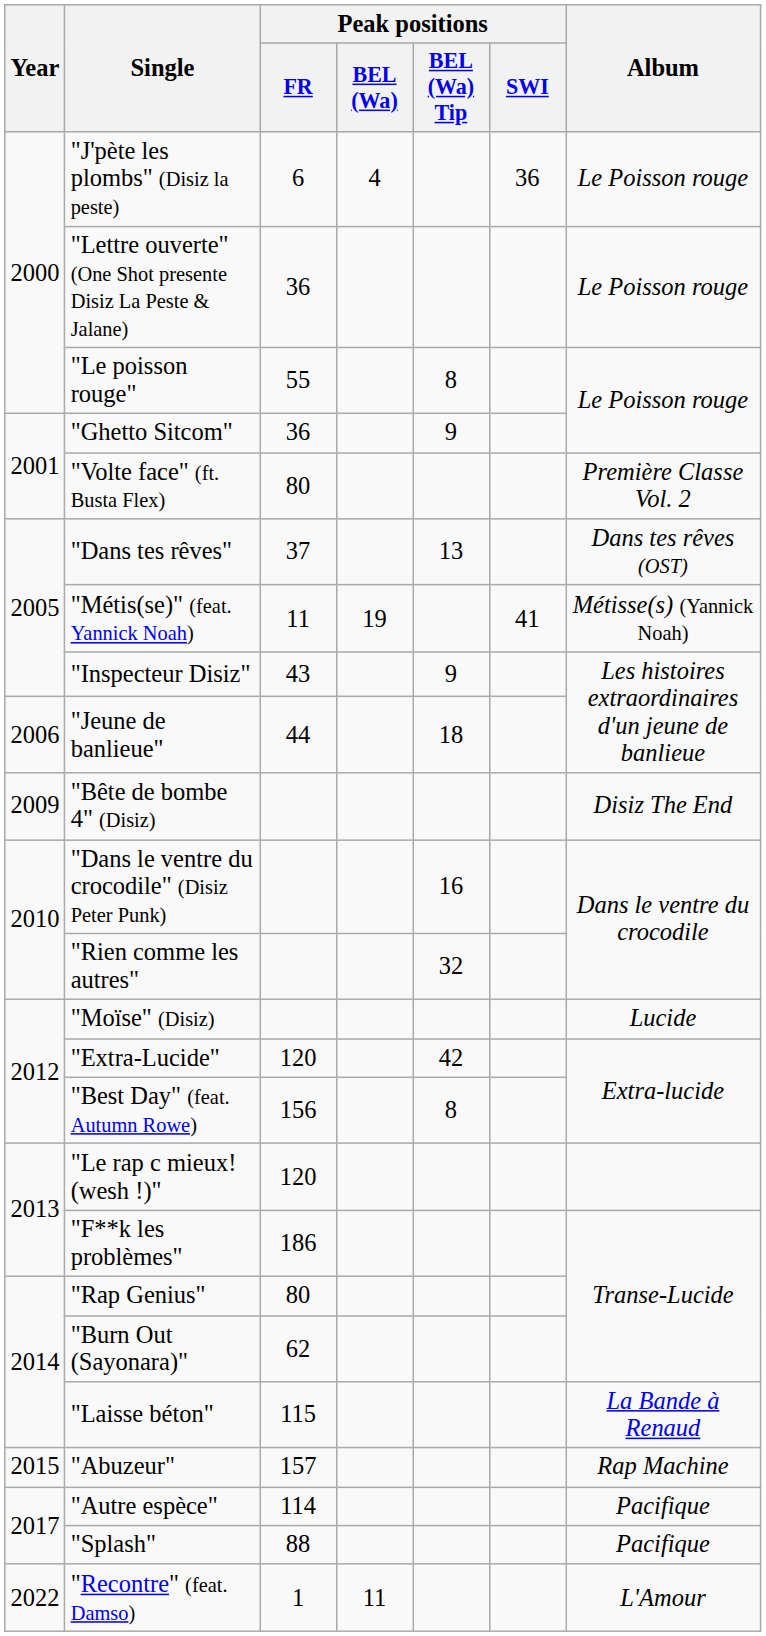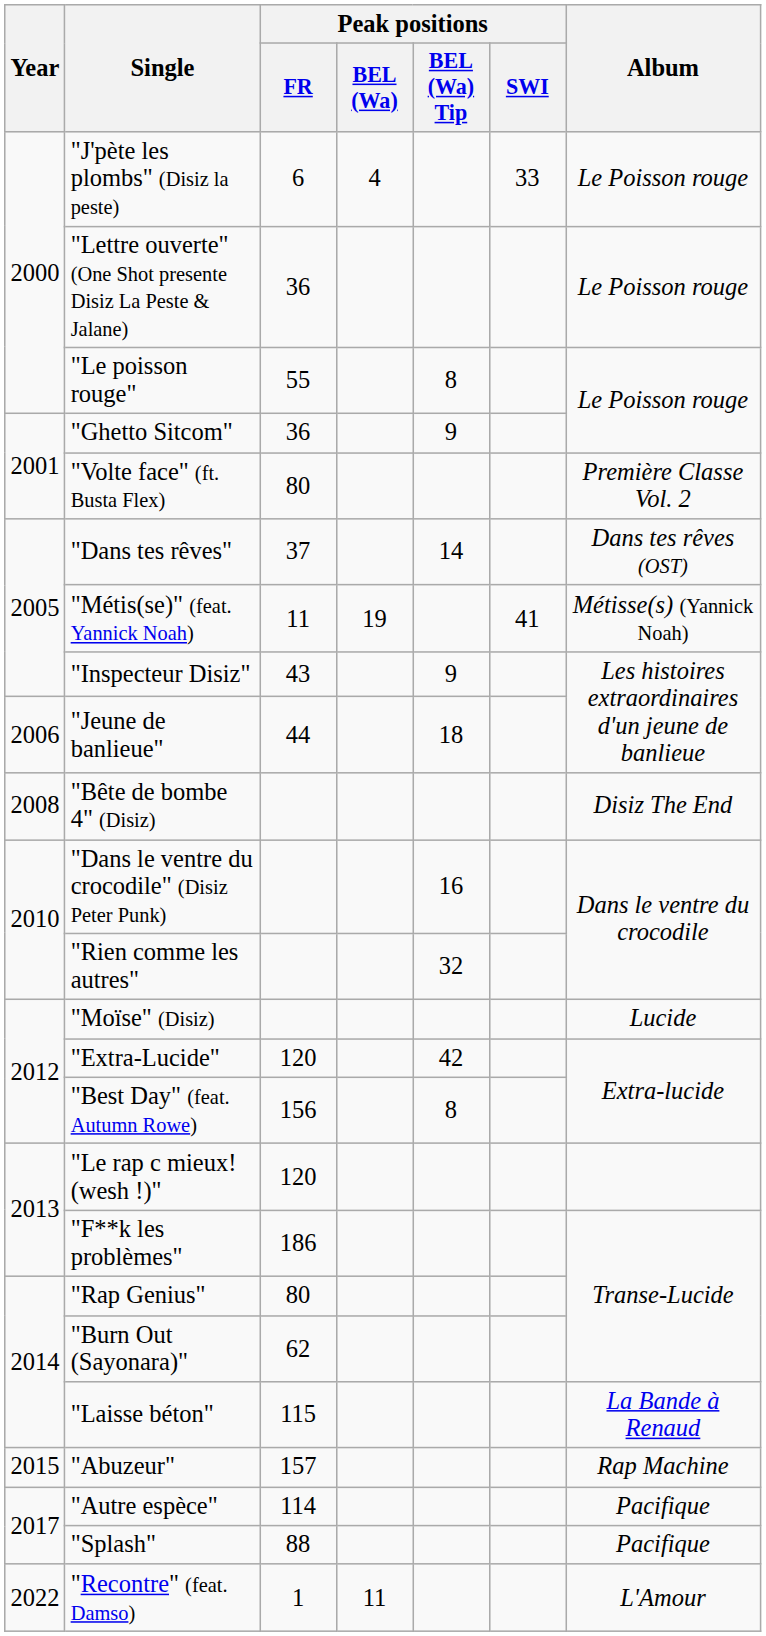(527, 178) 36 -> (527, 178) 33
(451, 551) 13 -> (451, 551) 14
(35, 805) 2009 -> (35, 805) 2008
